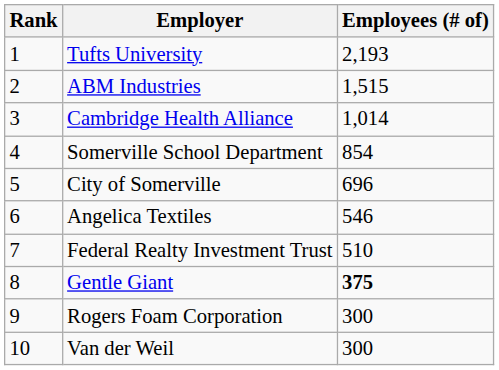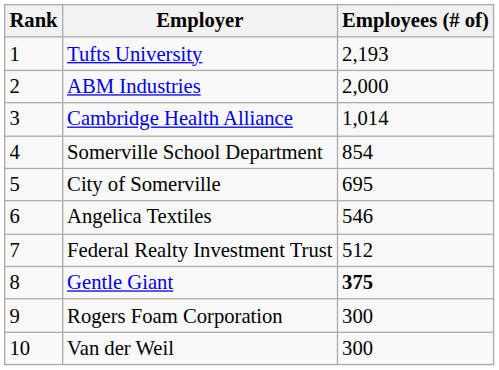(365, 86) 1,515 -> (365, 86) 2,000
(358, 184) 696 -> (358, 184) 695
(358, 250) 510 -> (358, 250) 512
